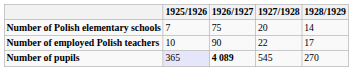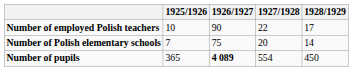rows swapped: (84, 27) <-> (83, 43)
(173, 58) lavender background -> (173, 58) no background
(265, 58) 545 -> (265, 58) 554
(311, 58) 270 -> (311, 58) 450
